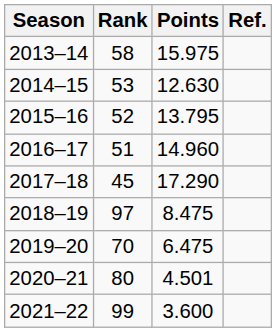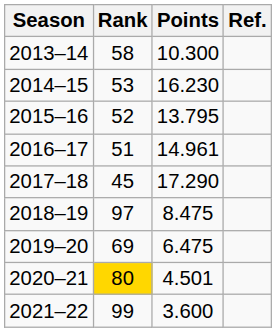(188, 52) 15.975 -> (188, 52) 10.300
(188, 85) 12.630 -> (188, 85) 16.230
(188, 149) 14.960 -> (188, 149) 14.961
(123, 246) 70 -> (123, 246) 69
(123, 278) no background -> (123, 278) gold background
